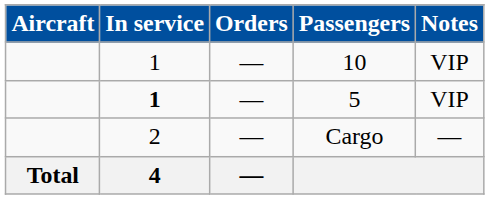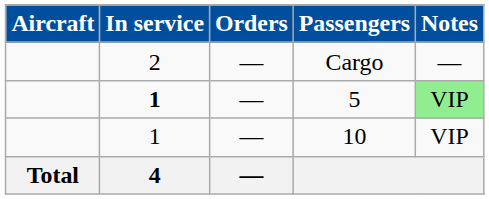rows swapped: (354, 136) <-> (354, 61)
(449, 99) no background -> (449, 99) lightgreen background
